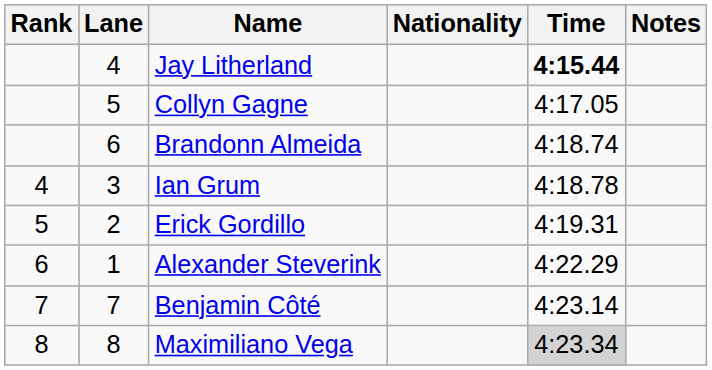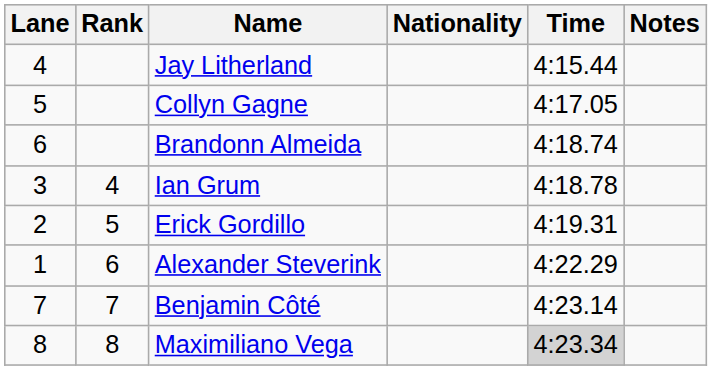columns swapped: (42, 24) <-> (114, 24)
(576, 64) bold -> (576, 64) normal
